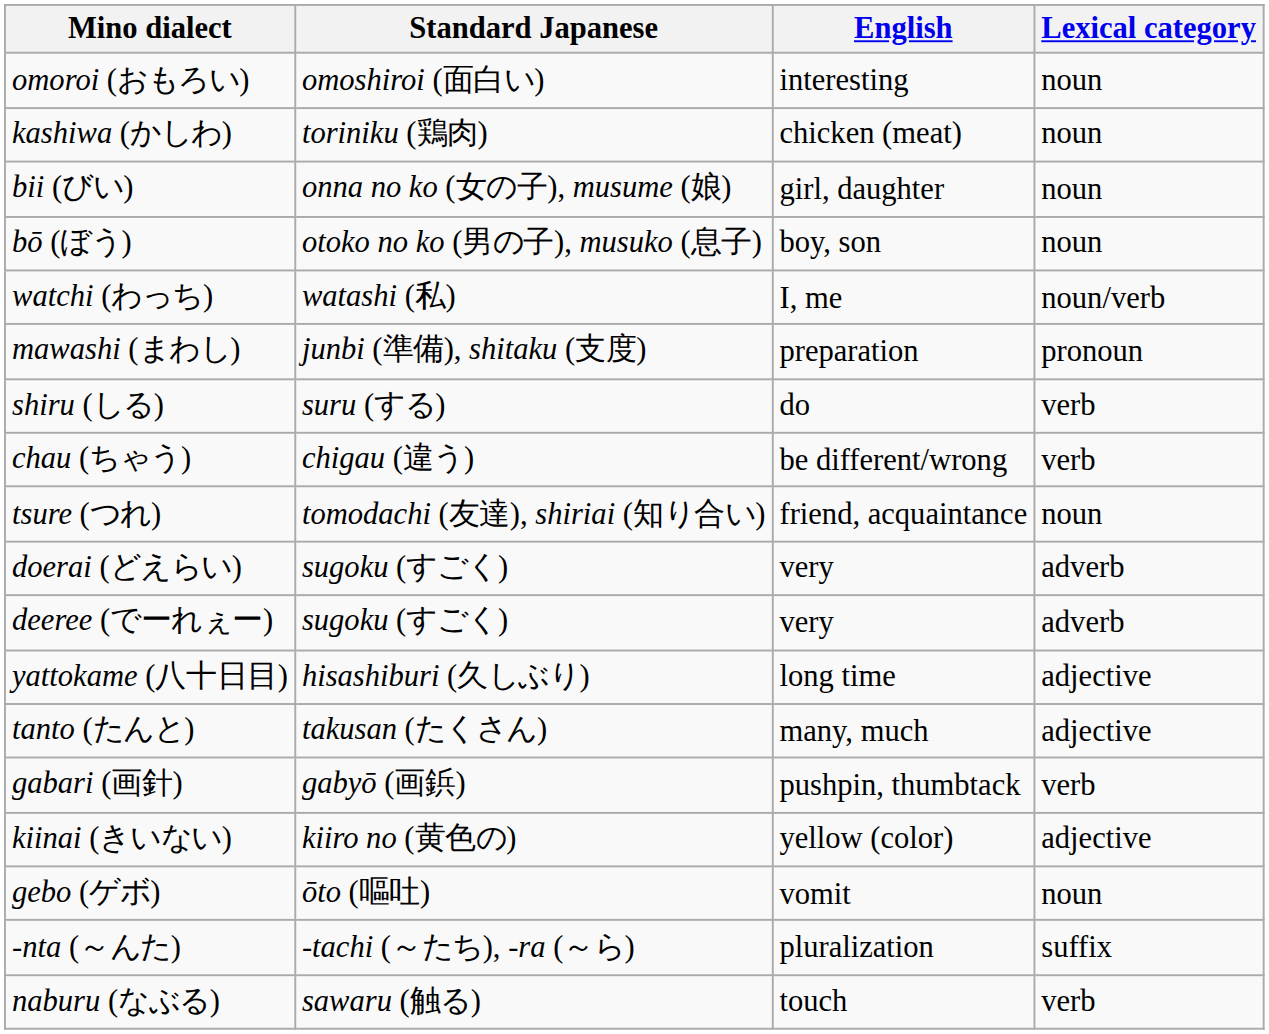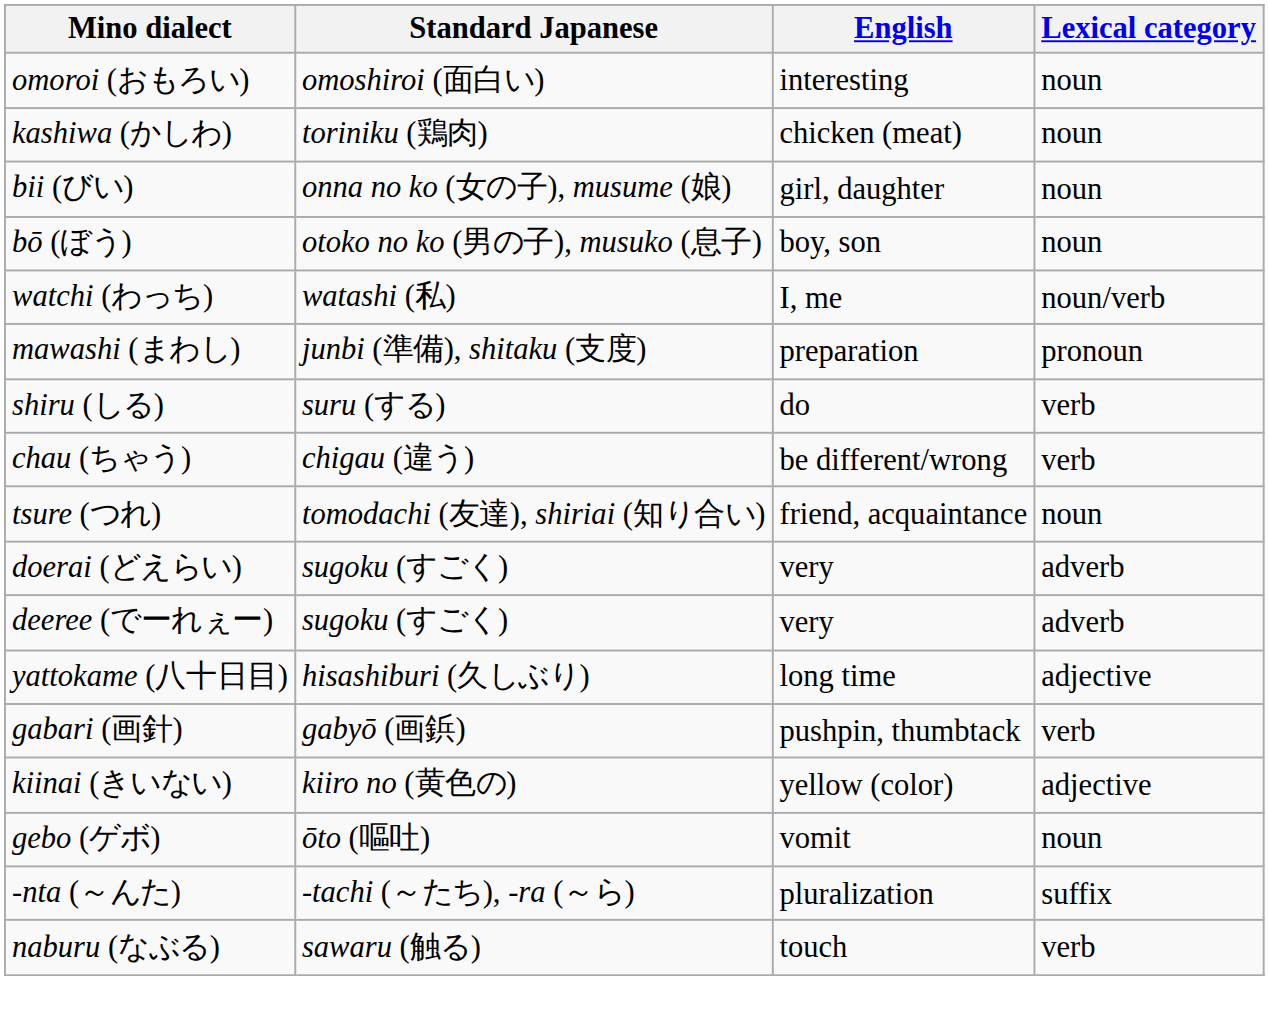- row: (103, 729)
